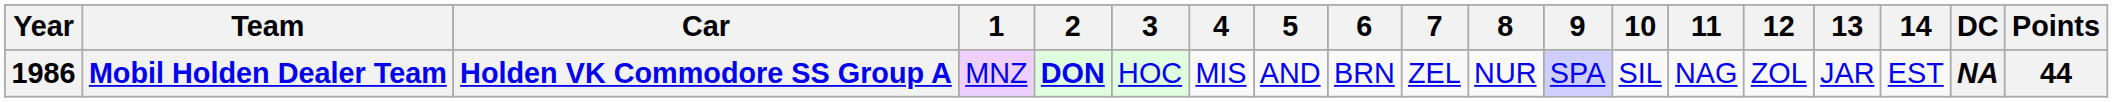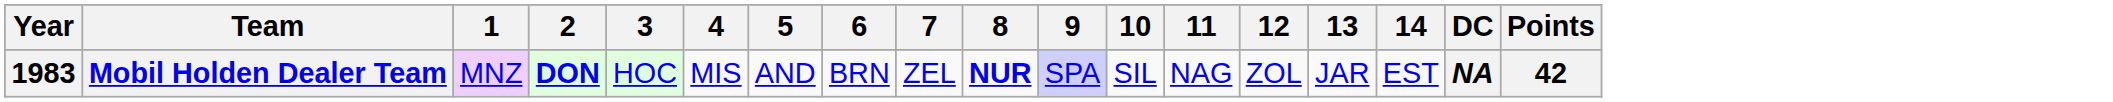- column: (706, 27)
(44, 73) 1986 -> (44, 73) 1983
(1505, 73) normal -> (1000, 73) bold
(2056, 73) 44 -> (1551, 73) 42
